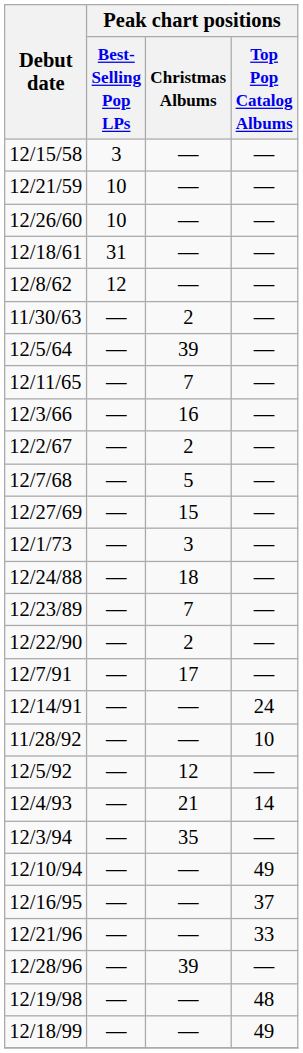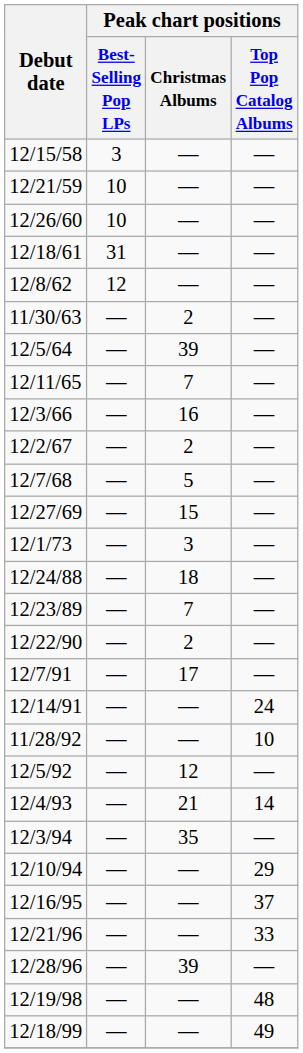(264, 869) 49 -> (264, 869) 29
